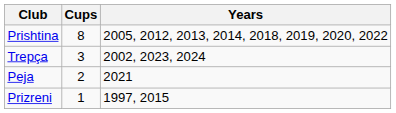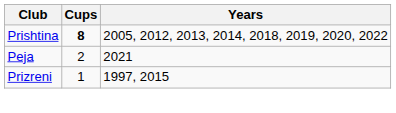(81, 35) normal -> (81, 35) bold
- row: (28, 56)
